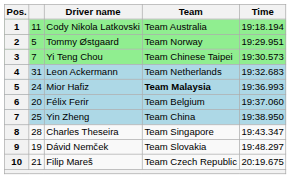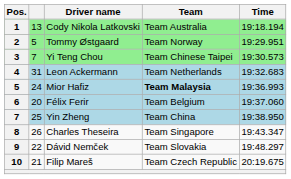(36, 26) 11 -> (37, 26) 13
(37, 131) 28 -> (37, 131) 26
(37, 147) 19 -> (37, 147) 22
